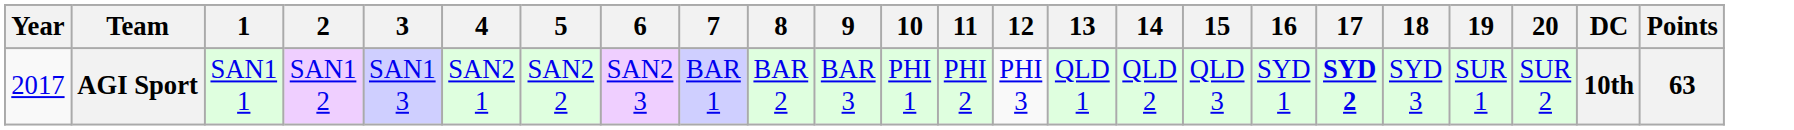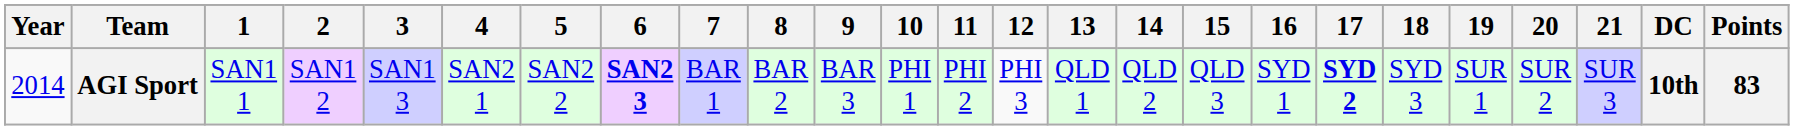+ column: (1610, 26)
(38, 85) 2017 -> (38, 85) 2014
(640, 85) normal -> (640, 85) bold
(1682, 85) 63 -> (1747, 85) 83
